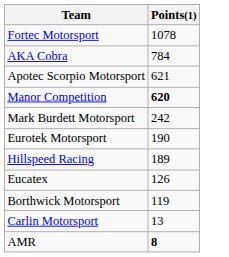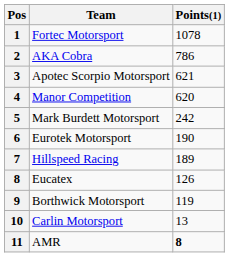+ column: (17, 14)
(160, 55) 784 -> (185, 55) 786
(160, 96) bold -> (185, 96) normal
